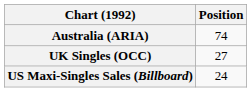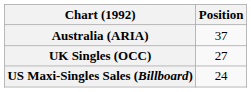(221, 35) 74 -> (221, 35) 37
